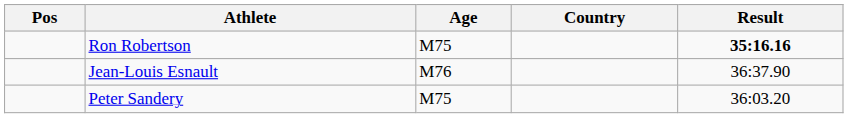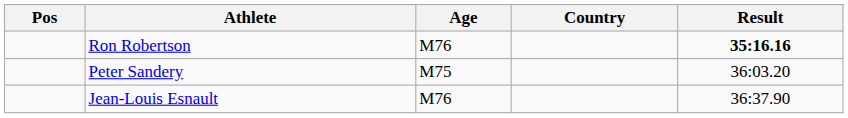(435, 44) M75 -> (435, 44) M76
rows swapped: (136, 98) <-> (153, 71)
